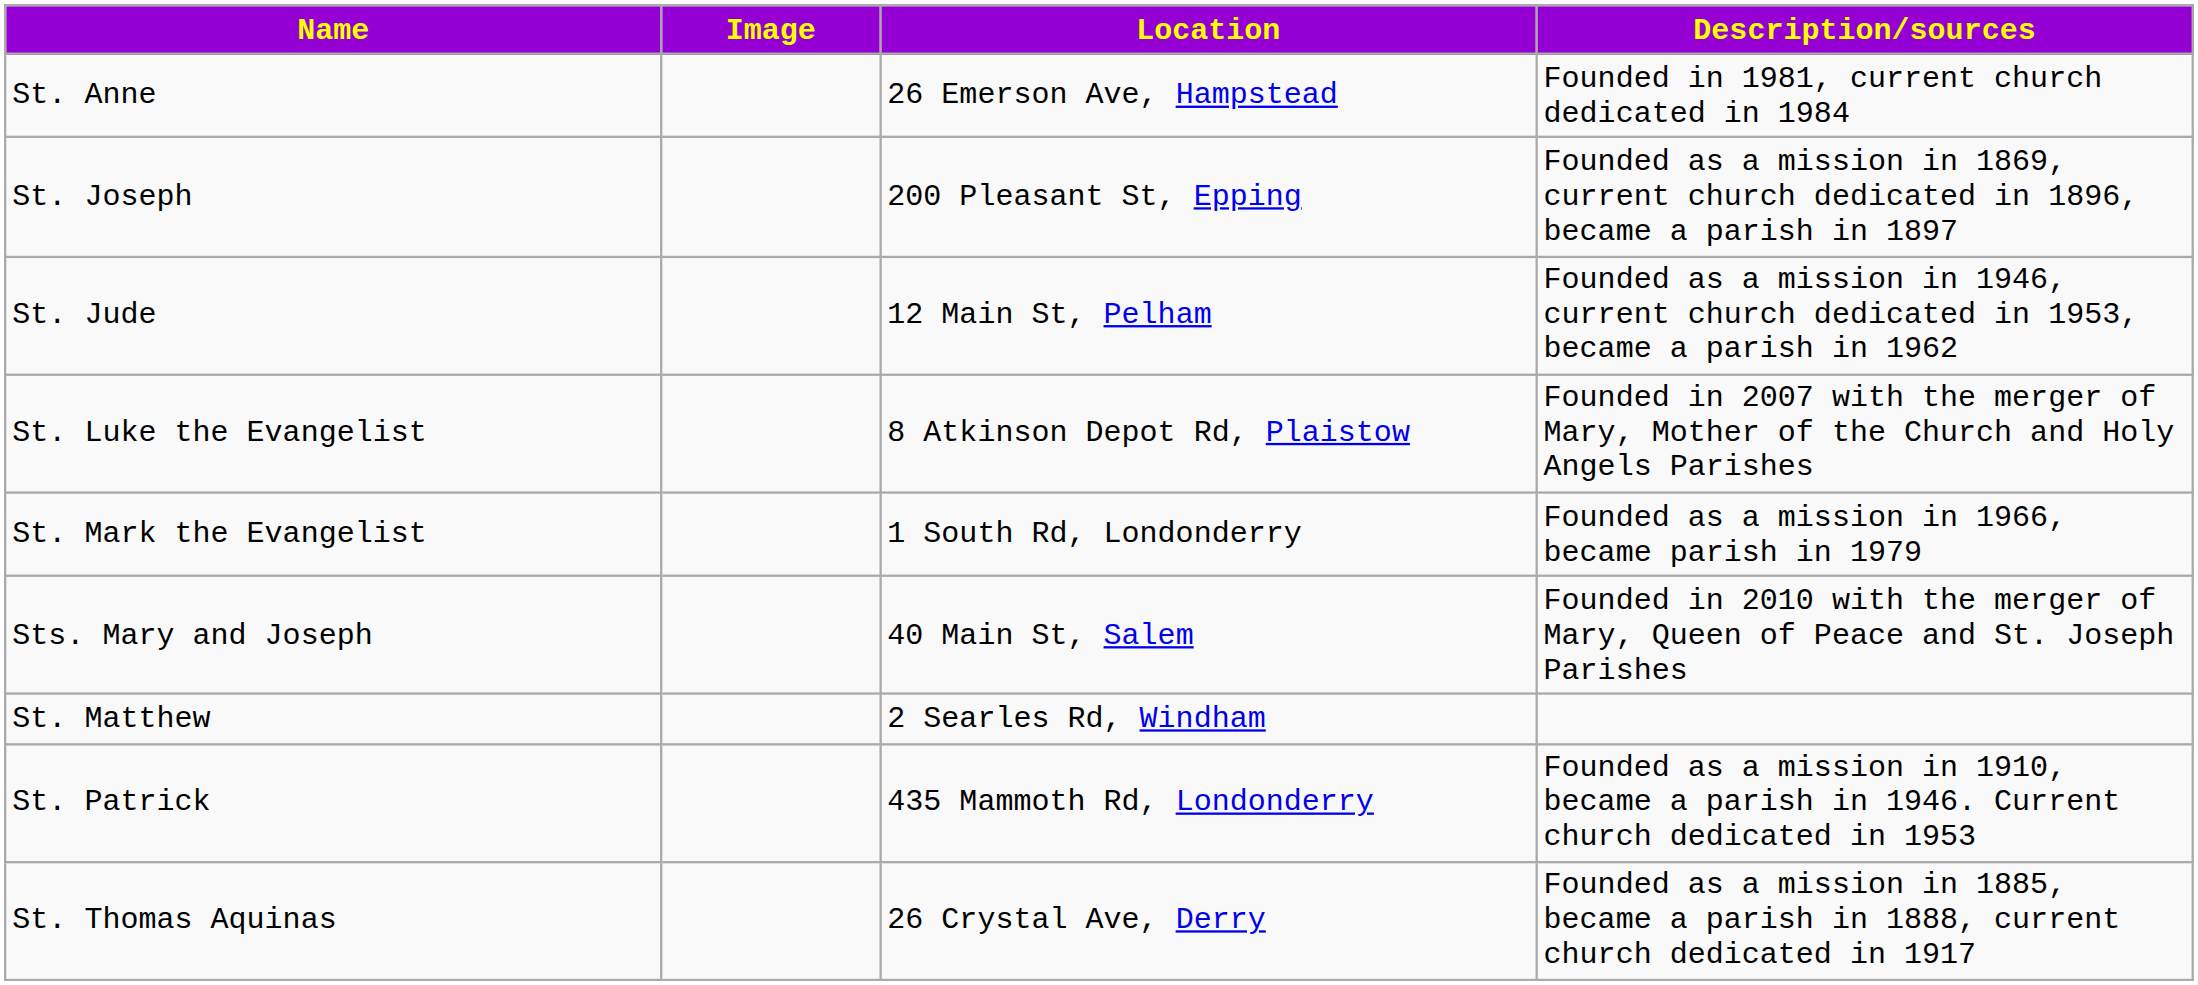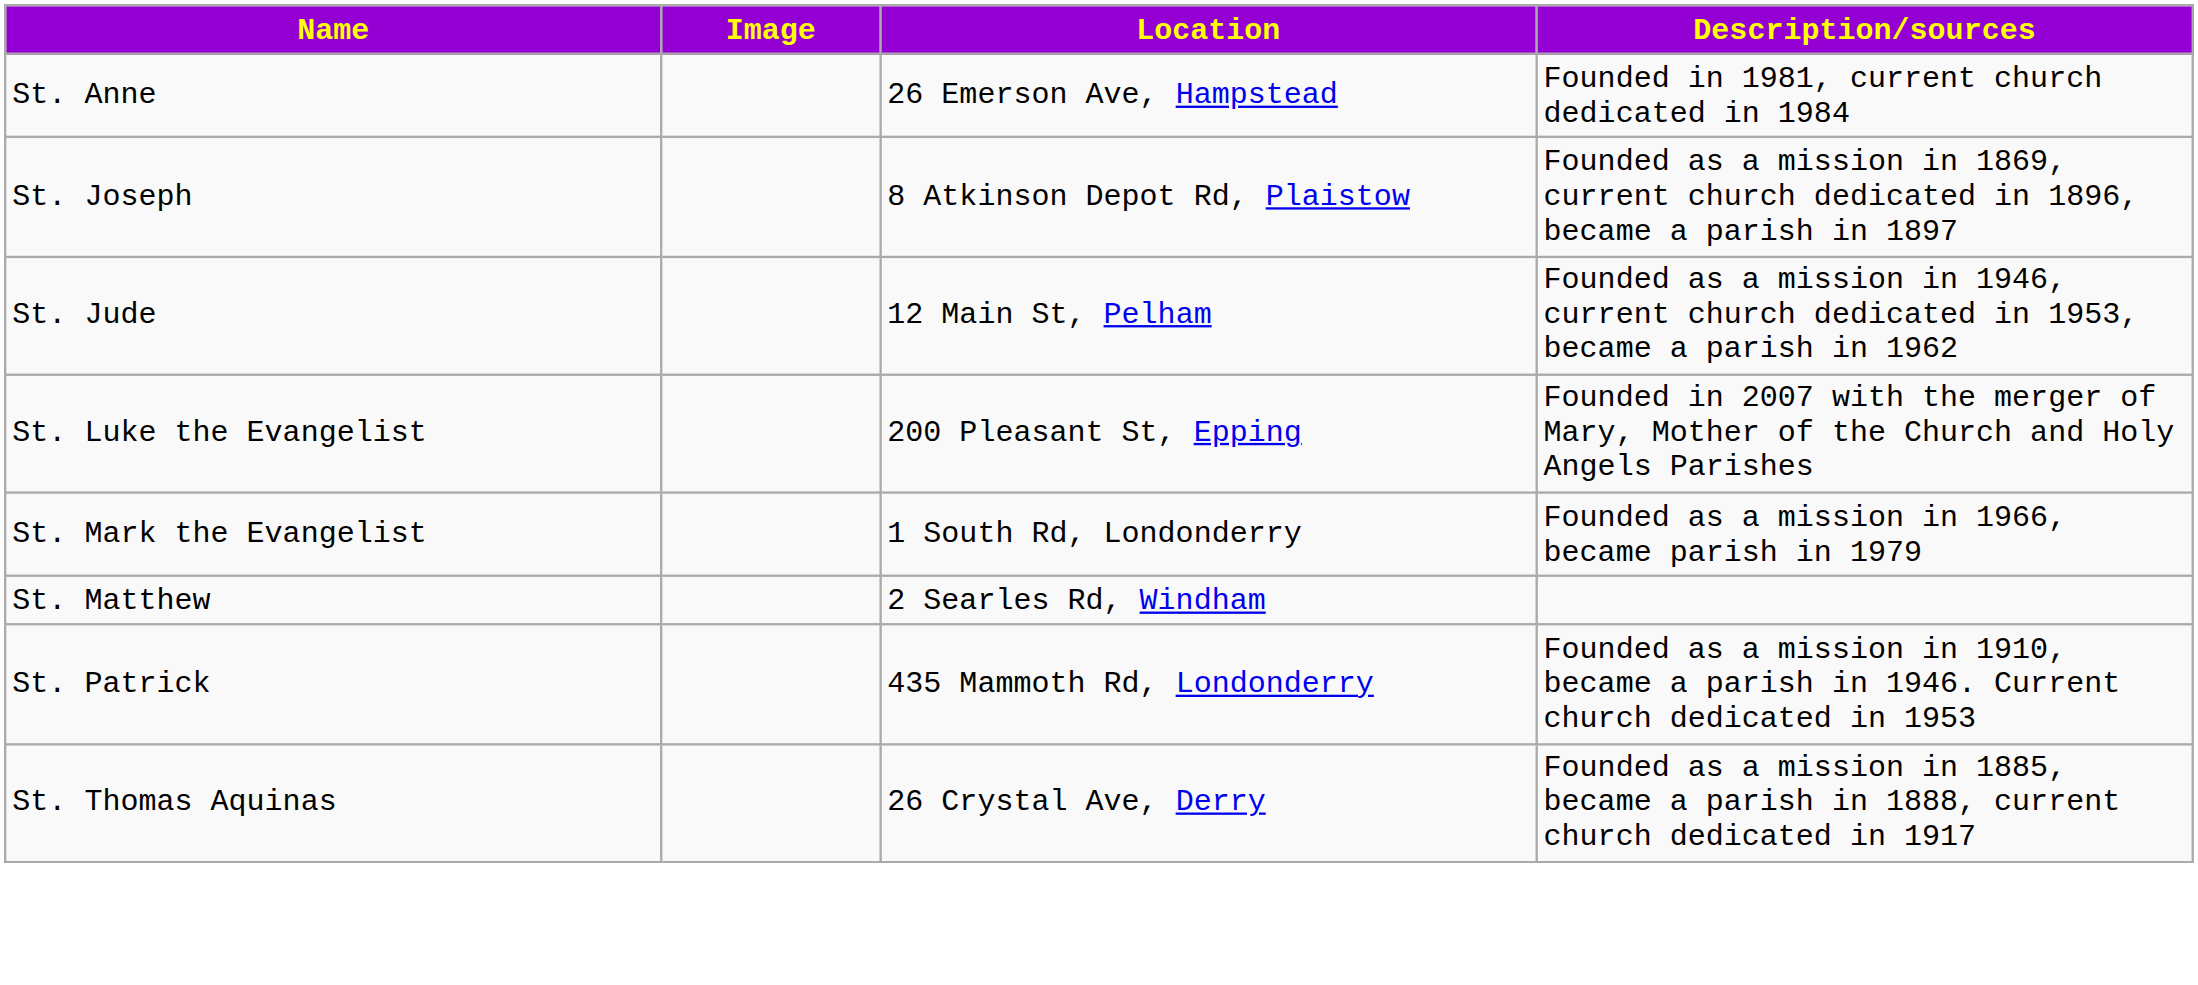(1095, 197) 200 Pleasant St, Epping -> (1149, 197) 8 Atkinson Depot Rd, Plaistow
(1149, 433) 8 Atkinson Depot Rd, Plaistow -> (1095, 433) 200 Pleasant St, Epping
- row: (193, 635)
